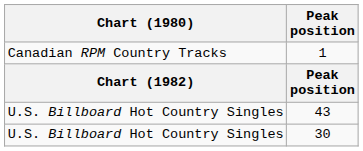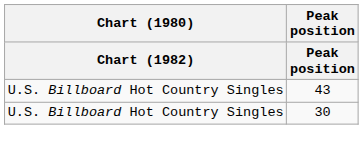- row: (322, 53)
